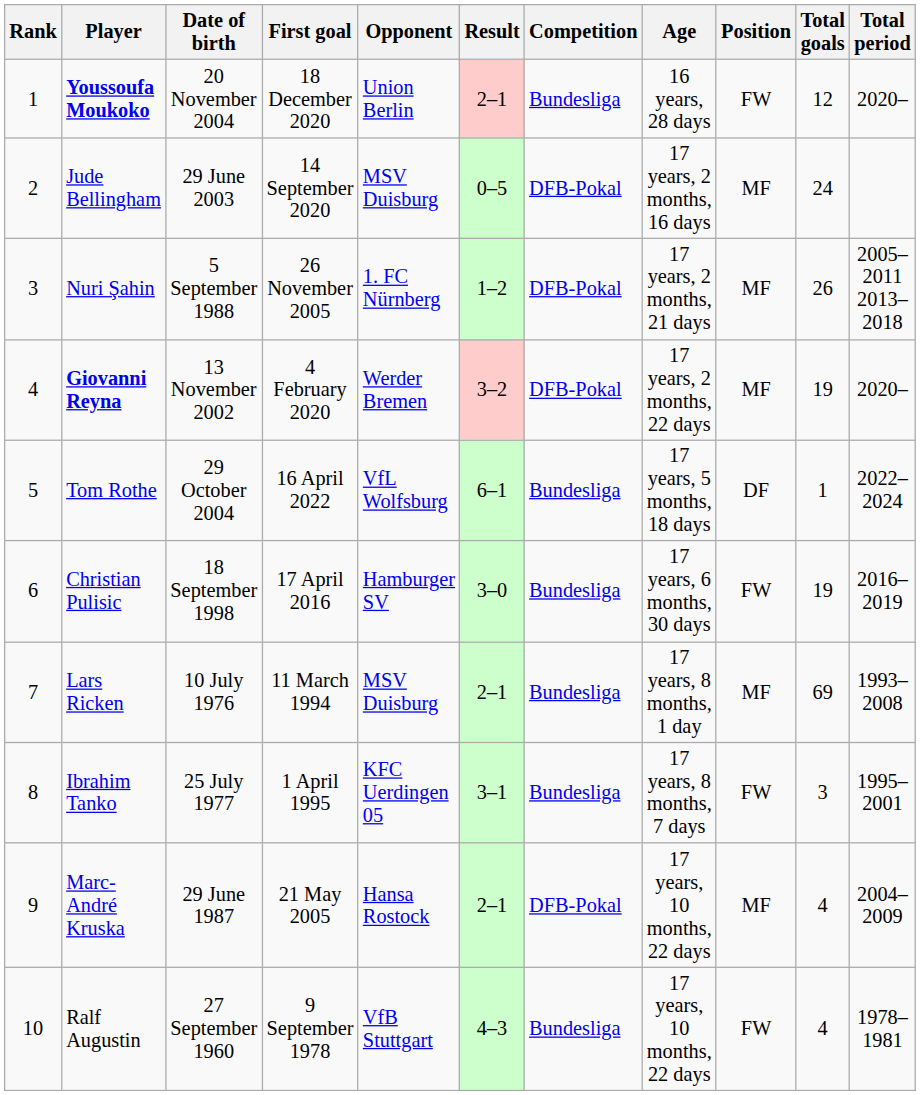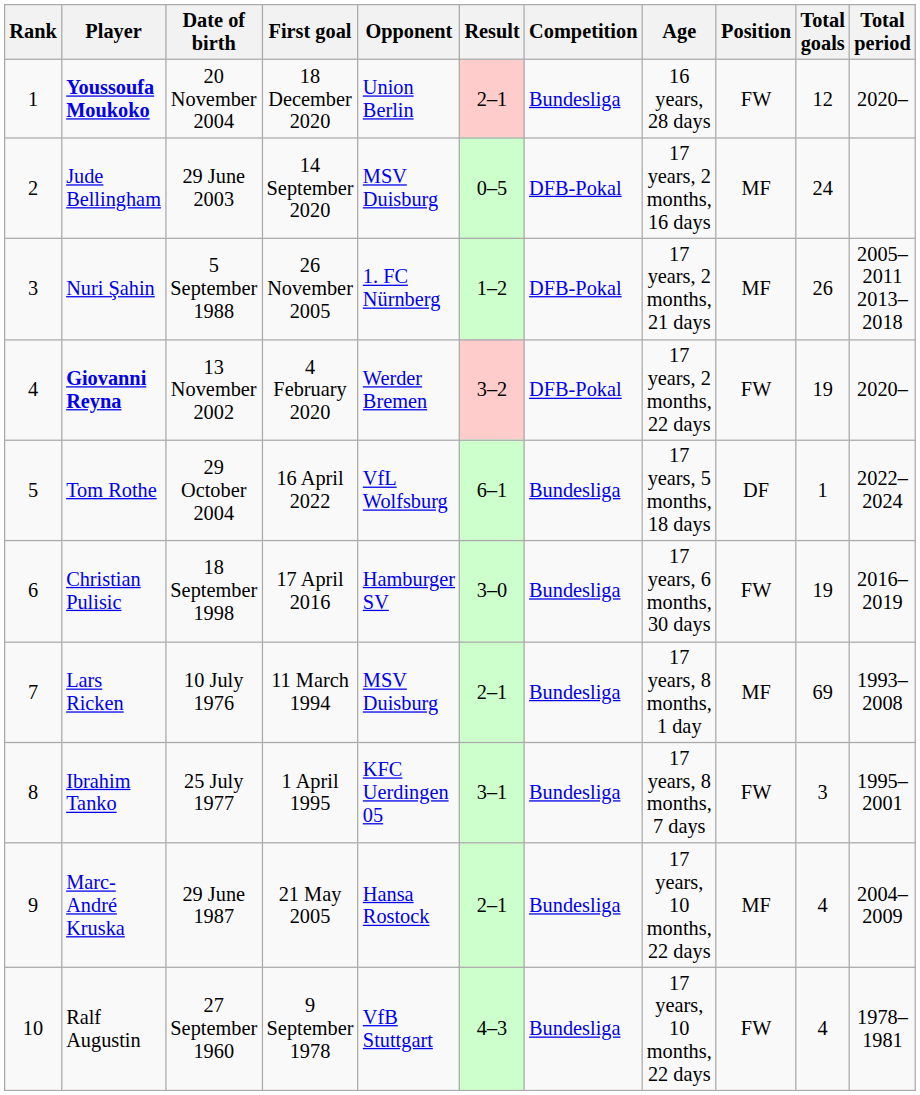(756, 389) MF -> (756, 389) FW
(575, 905) DFB-Pokal -> (575, 905) Bundesliga
